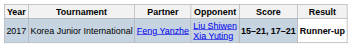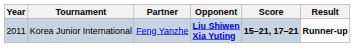(16, 31) 2017 -> (16, 31) 2011
(215, 31) normal -> (216, 31) bold
